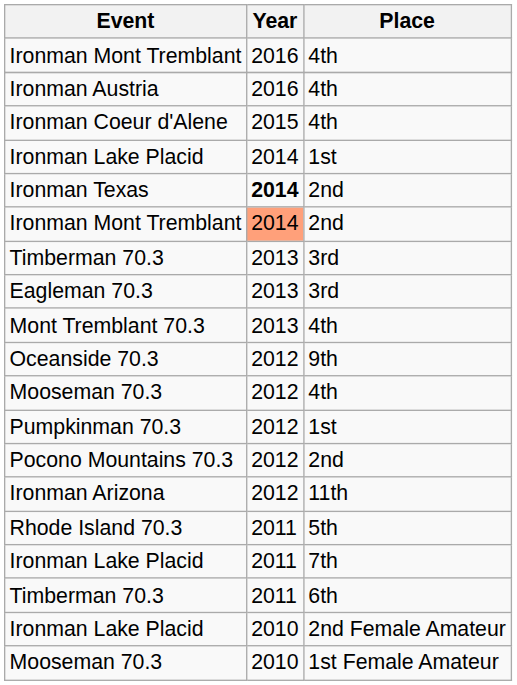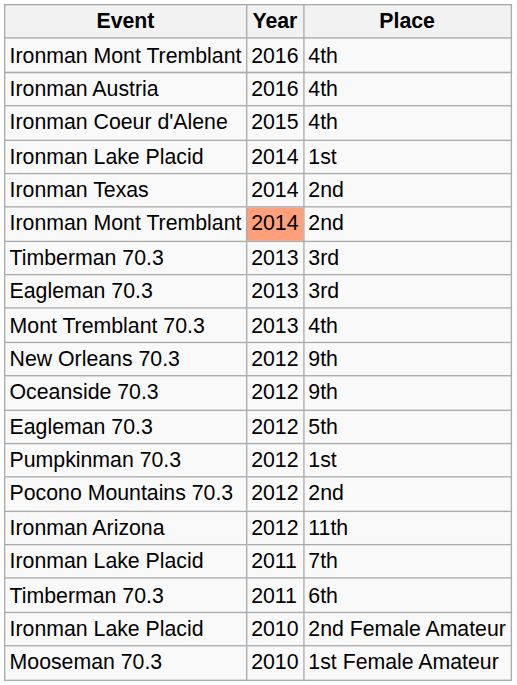(275, 190) bold -> (275, 190) normal
+ row: (95, 358)
- row: (86, 392)
+ row: (81, 426)
- row: (96, 527)
